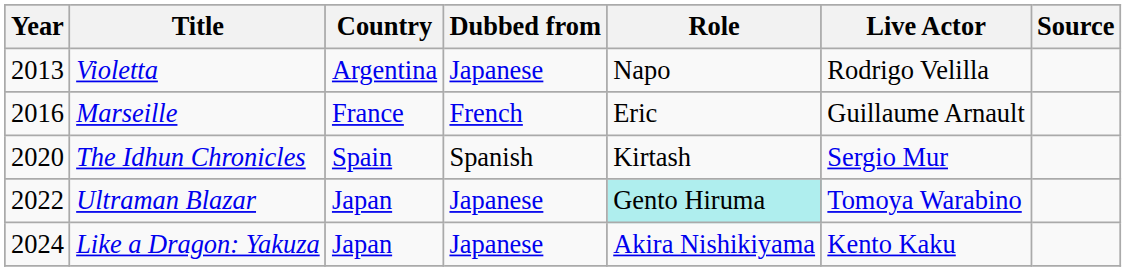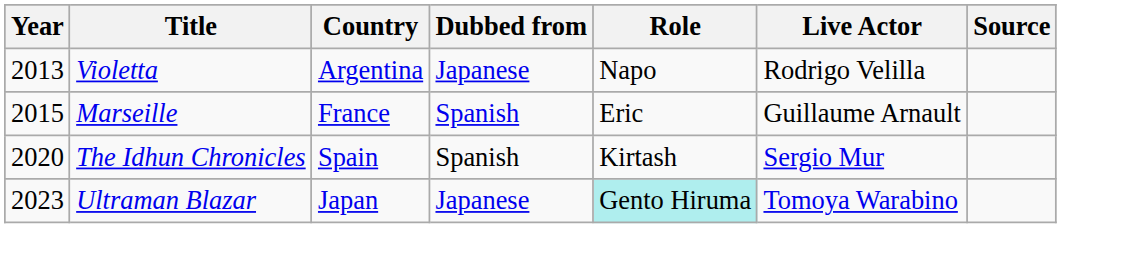(37, 113) 2016 -> (37, 113) 2015
(486, 113) French -> (477, 113) Spanish
(37, 200) 2022 -> (37, 200) 2023
- row: (198, 244)
